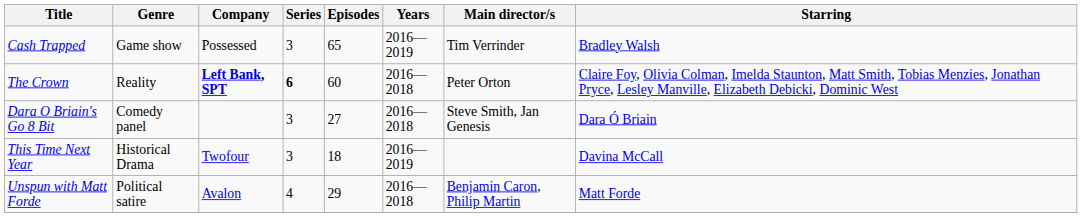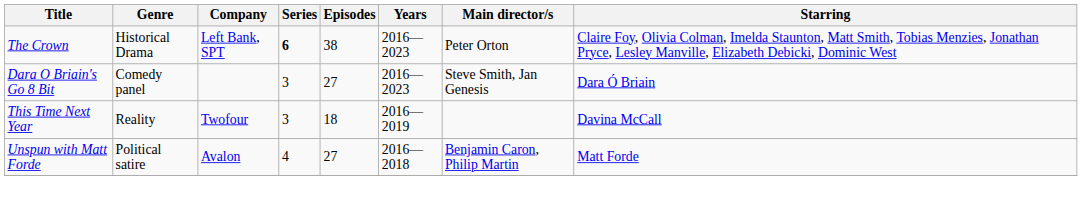- row: (46, 44)
(136, 82) Reality -> (143, 44) Historical Drama
(233, 82) bold -> (230, 44) normal
(334, 82) 60 -> (330, 44) 38
(406, 82) 2016—2018 -> (402, 44) 2016— 2023
(406, 119) 2016—2018 -> (402, 82) 2016— 2023
(143, 156) Historical Drama -> (135, 119) Reality
(334, 194) 29 -> (330, 156) 27
